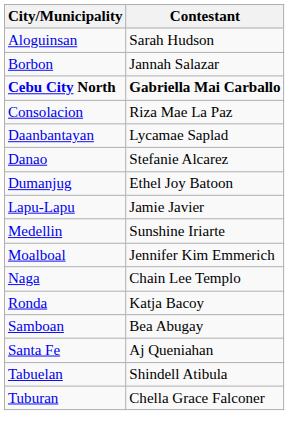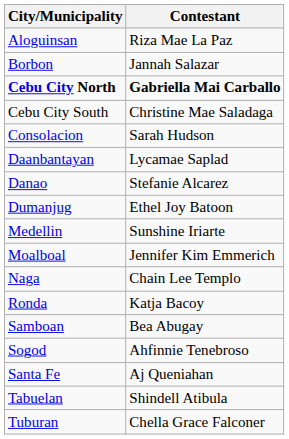(172, 40) Sarah Hudson -> (181, 40) Riza Mae La Paz
+ row: (58, 111)
(181, 111) Riza Mae La Paz -> (172, 135) Sarah Hudson
- row: (41, 207)
+ row: (27, 350)
